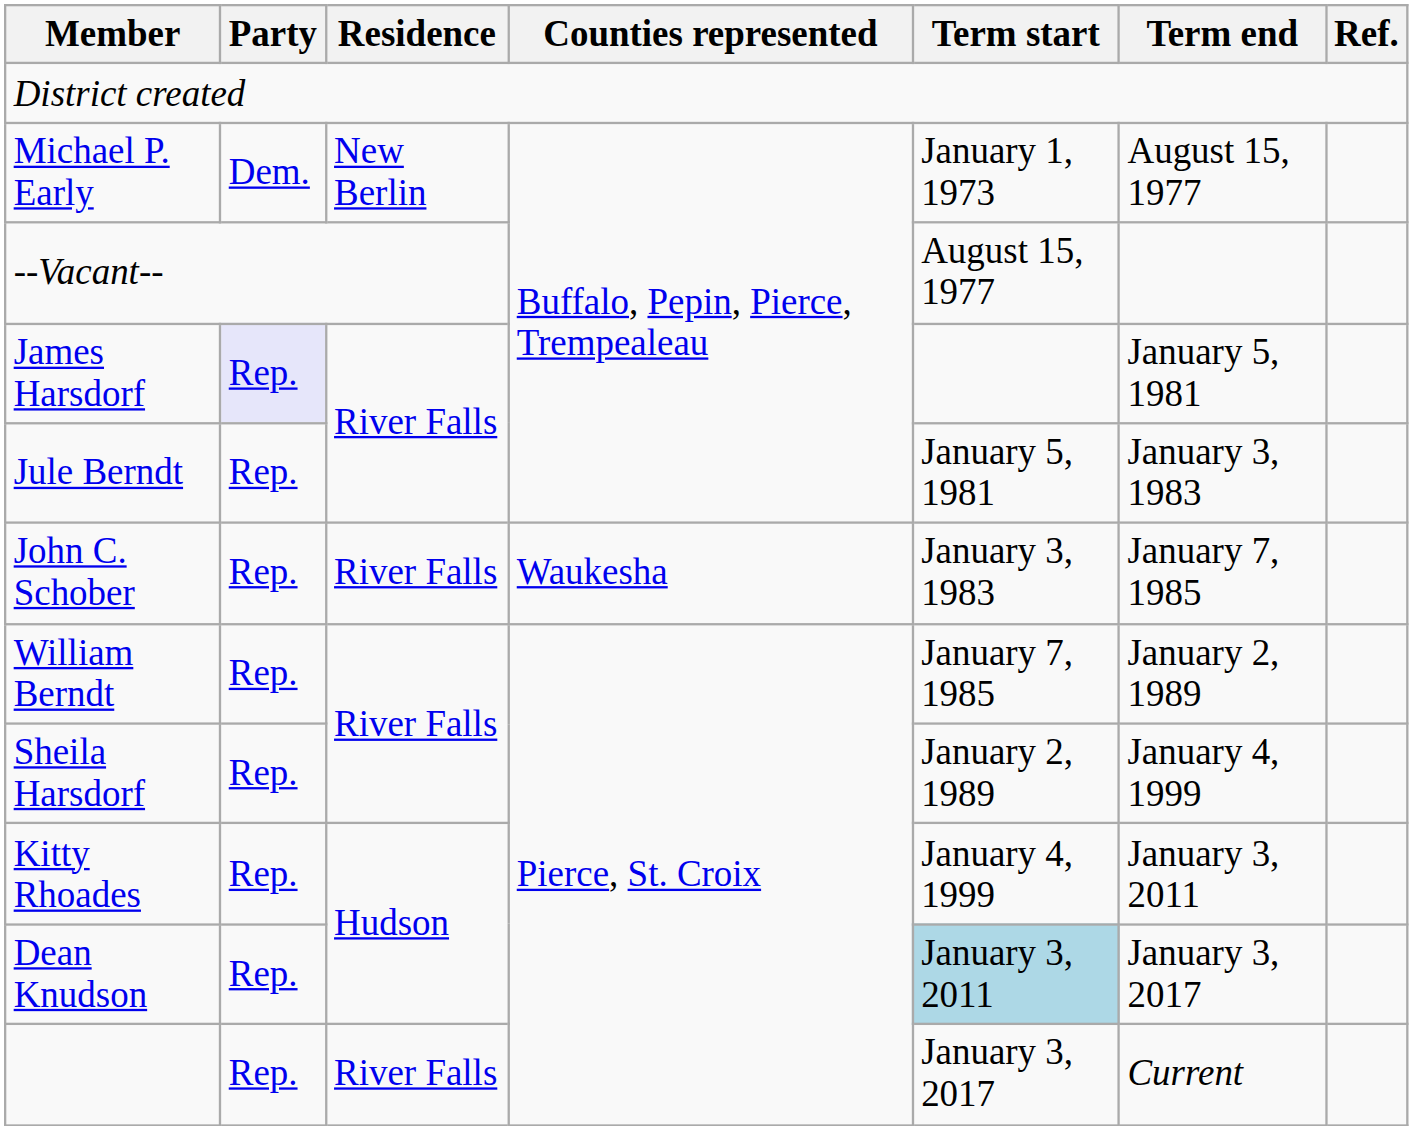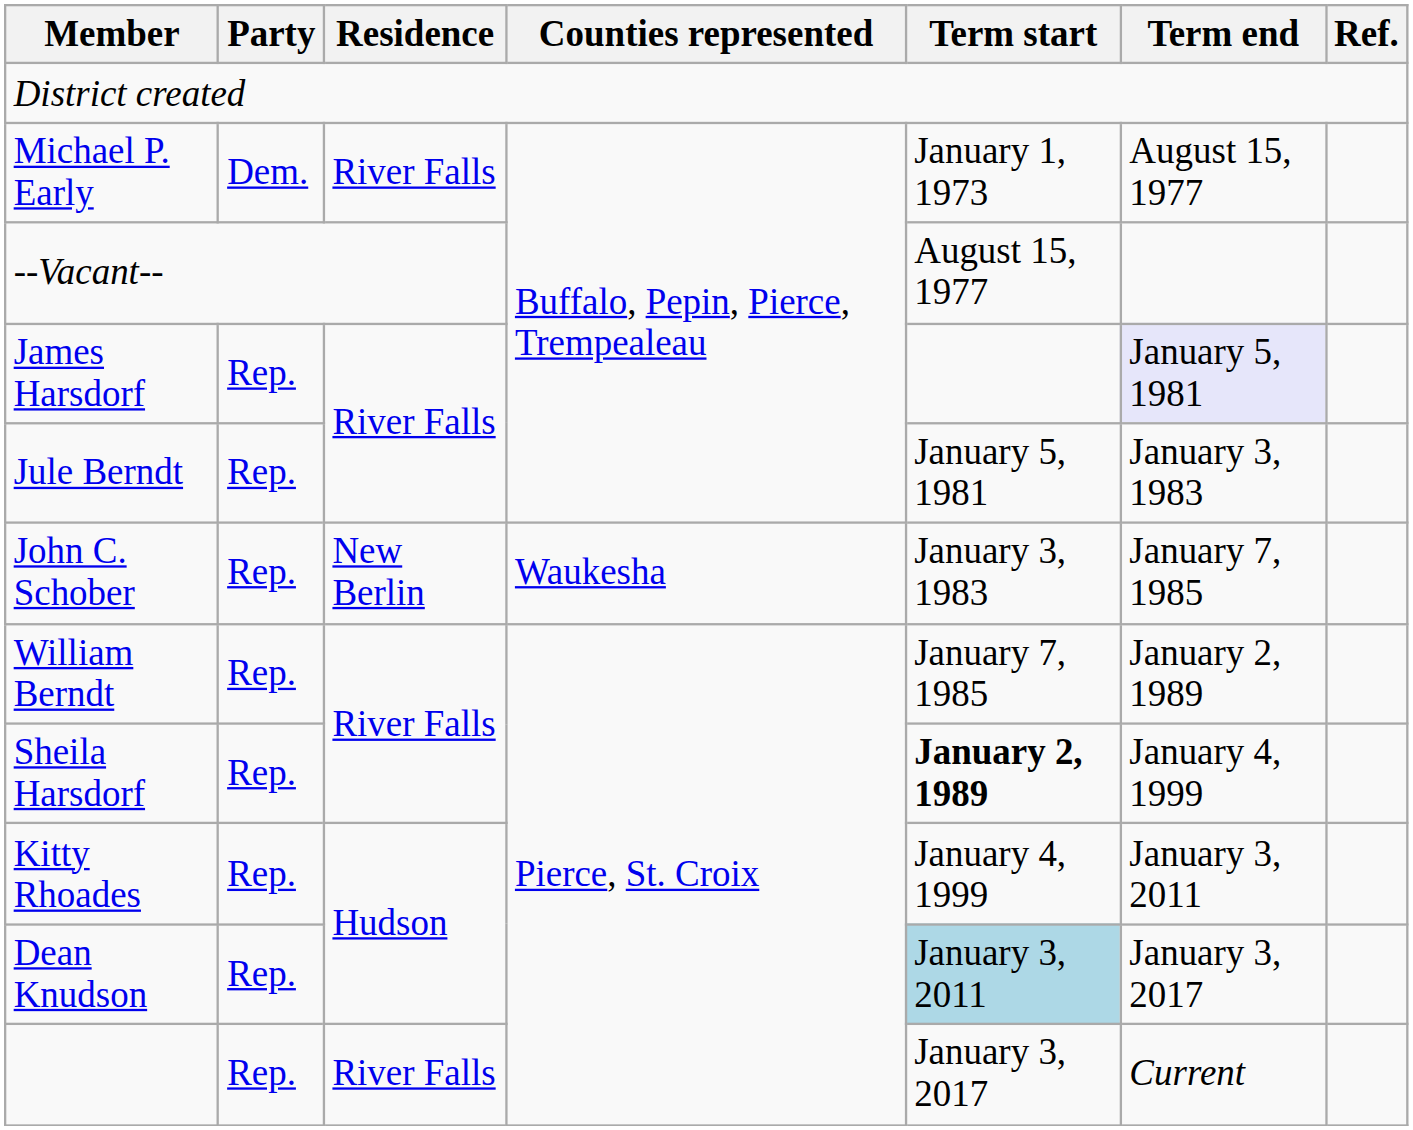(380, 171) New Berlin -> (414, 171) River Falls
(263, 372) lavender background -> (262, 372) no background
(1203, 372) no background -> (1205, 372) lavender background
(416, 572) River Falls -> (379, 572) New Berlin
(997, 773) normal -> (998, 773) bold
